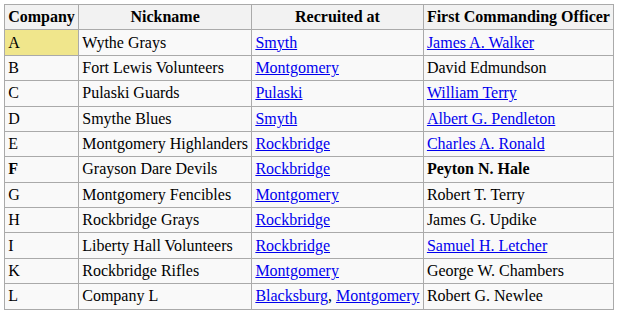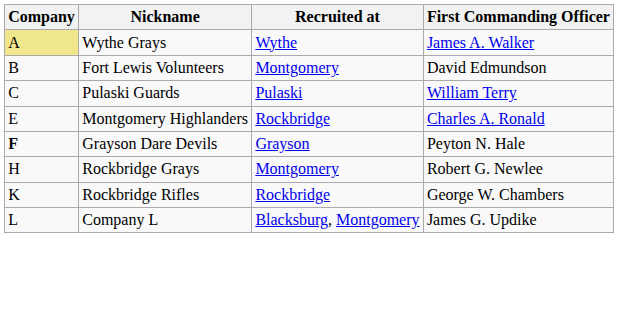(276, 42) Smyth -> (276, 42) Wythe
- row: (127, 118)
(293, 169) Rockbridge -> (282, 144) Grayson
(478, 169) bold -> (476, 144) normal
- row: (157, 194)
(293, 220) Rockbridge -> (297, 169) Montgomery
(482, 220) James G. Updike -> (485, 169) Robert G. Newlee
- row: (158, 245)
(297, 270) Montgomery -> (293, 194) Rockbridge
(485, 296) Robert G. Newlee -> (482, 220) James G. Updike
